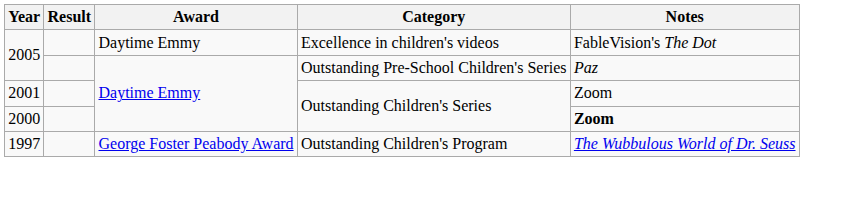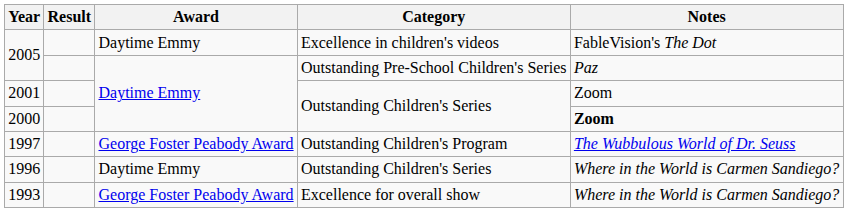+ row: (24, 169)
+ row: (24, 194)
